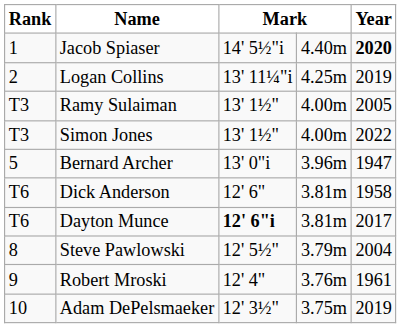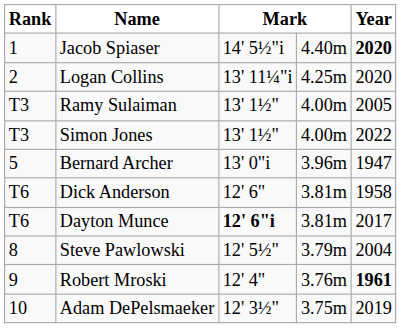(374, 76) 2019 -> (374, 76) 2020
(374, 279) normal -> (374, 279) bold
